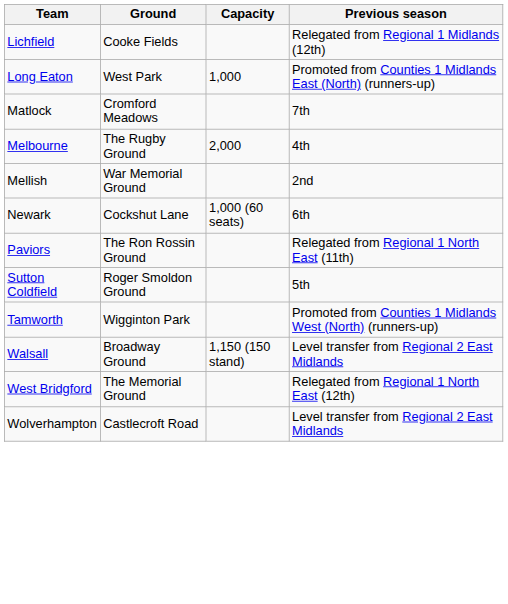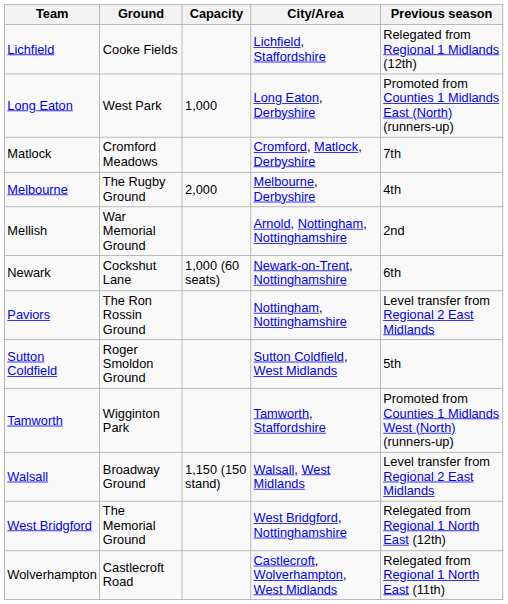+ column: (315, 14)
(386, 250) Relegated from Regional 1 North East (11th) -> (437, 315) Level transfer from Regional 2 East Midlands
(392, 423) Level transfer from Regional 2 East Midlands -> (431, 575) Relegated from Regional 1 North East (11th)
